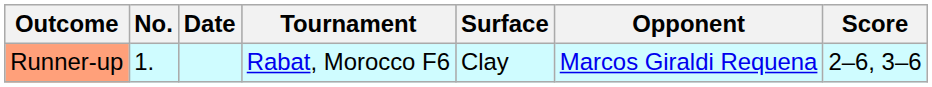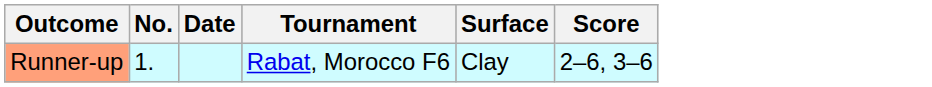- column: (689, 23)
